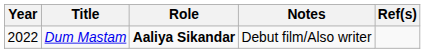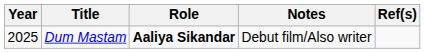(23, 37) 2022 -> (23, 37) 2025
